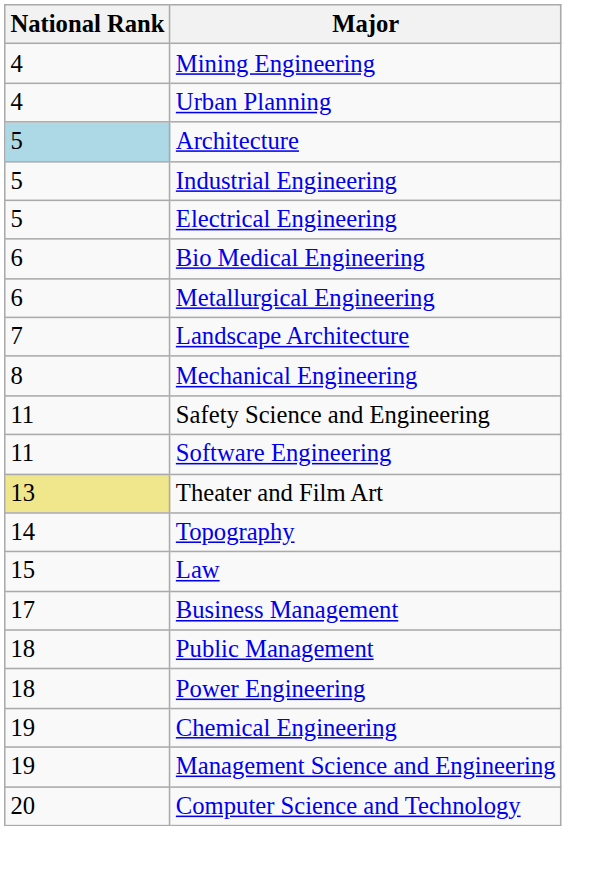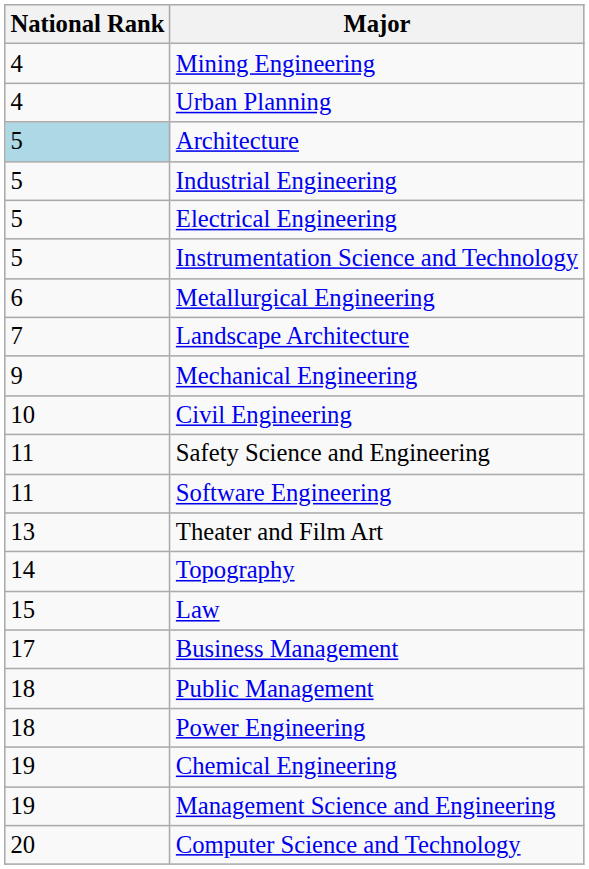+ row: (377, 258)
- row: (300, 258)
(17, 375) 8 -> (17, 375) 9
+ row: (264, 414)
(23, 492) khaki background -> (23, 532) no background
